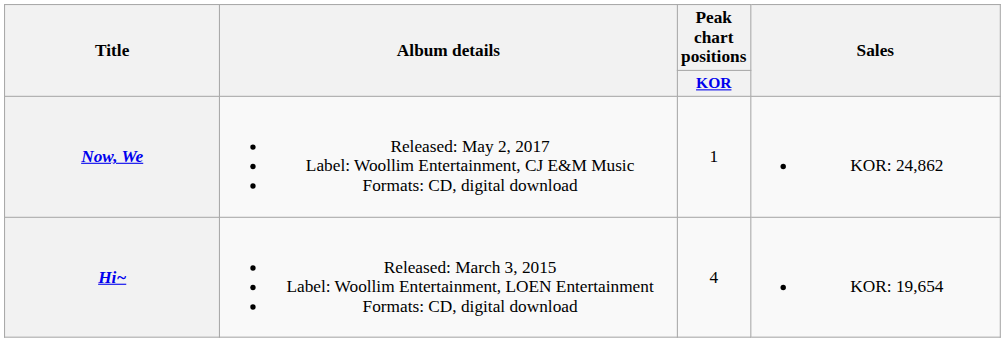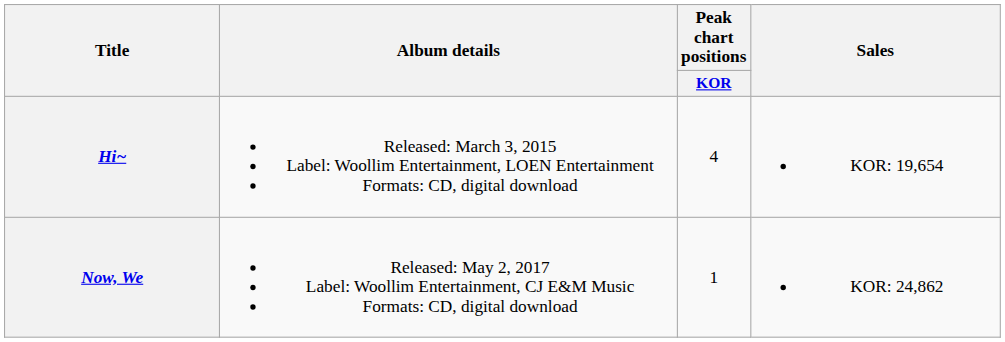rows swapped: (112, 276) <-> (112, 156)
